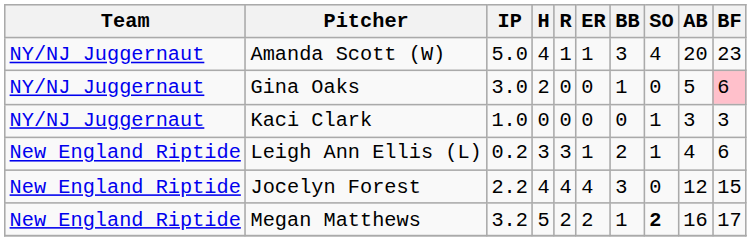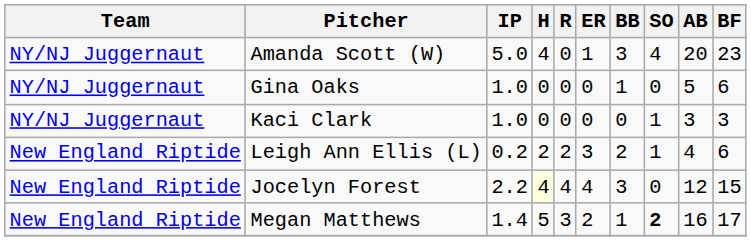(566, 54) 1 -> (566, 54) 0
(510, 87) 3.0 -> (510, 87) 1.0
(544, 87) 2 -> (544, 87) 0
(723, 87) pink background -> (723, 87) no background
(544, 154) 3 -> (544, 154) 2
(566, 154) 3 -> (566, 154) 2
(587, 154) 1 -> (587, 154) 3
(544, 187) no background -> (544, 187) lightyellow background
(510, 220) 3.2 -> (510, 220) 1.4
(566, 220) 2 -> (566, 220) 3
